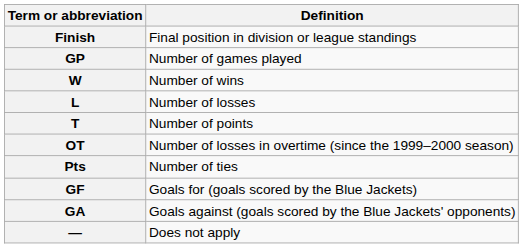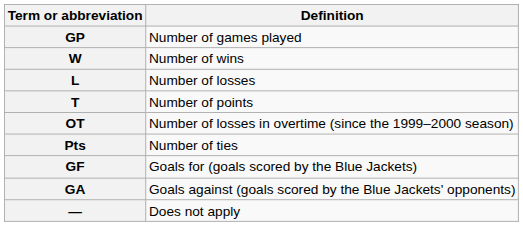- row: (75, 37)
